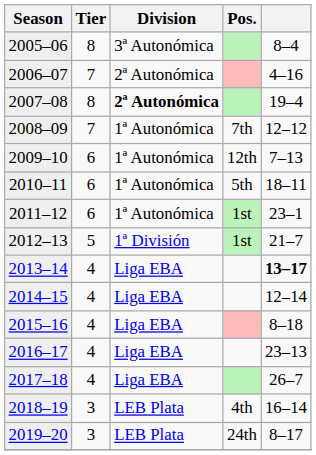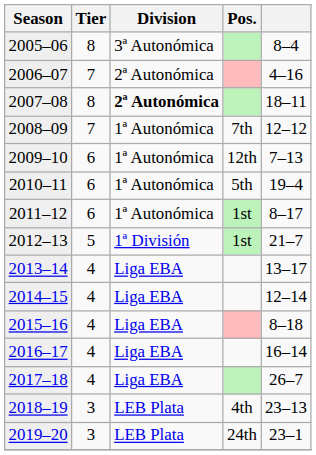(286, 101) 19–4 -> (286, 101) 18–11
(286, 184) 18–11 -> (286, 184) 19–4
(286, 212) 23–1 -> (286, 212) 8–17
(286, 268) bold -> (286, 268) normal
(286, 351) 23–13 -> (286, 351) 16–14
(286, 407) 16–14 -> (286, 407) 23–13
(286, 435) 8–17 -> (286, 435) 23–1
